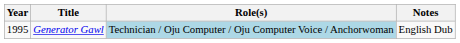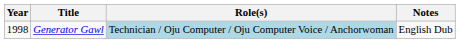(18, 30) 1995 -> (18, 30) 1998
